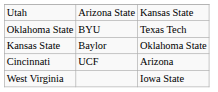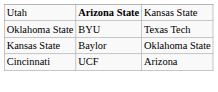(107, 12) normal -> (109, 12) bold
- row: (35, 78)
